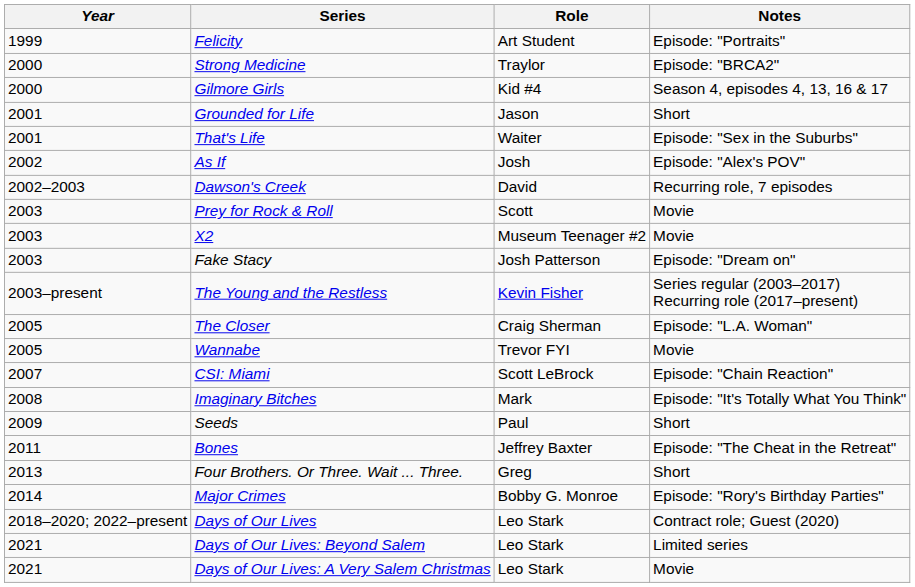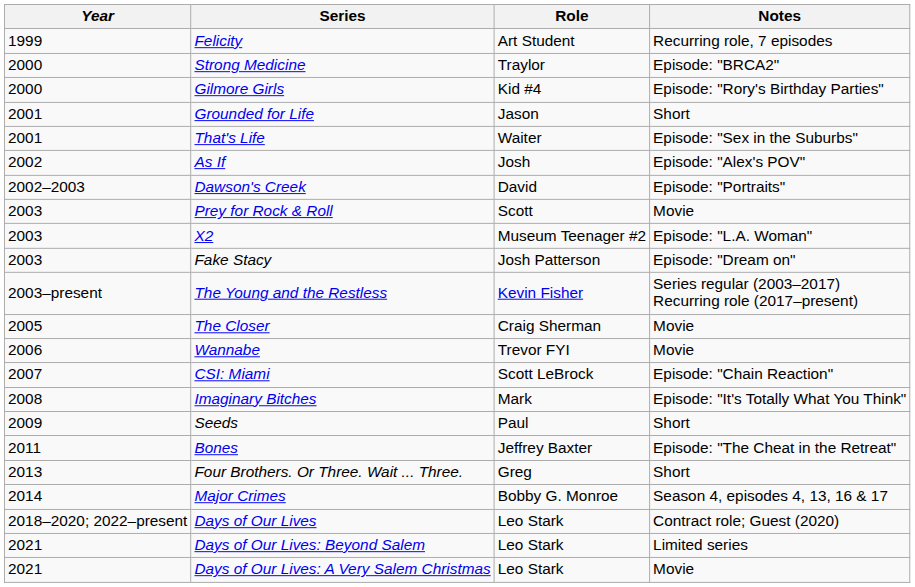(719, 41) Episode: "Portraits" -> (743, 41) Recurring role, 7 episodes
(771, 89) Season 4, episodes 4, 13, 16 & 17 -> (768, 89) Episode: "Rory's Birthday Parties"
(743, 187) Recurring role, 7 episodes -> (719, 187) Episode: "Portraits"
(674, 235) Movie -> (733, 235) Episode: "L.A. Woman"
(733, 326) Episode: "L.A. Woman" -> (674, 326) Movie
(25, 350) 2005 -> (25, 350) 2006
(768, 496) Episode: "Rory's Birthday Parties" -> (771, 496) Season 4, episodes 4, 13, 16 & 17
